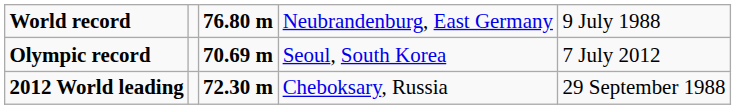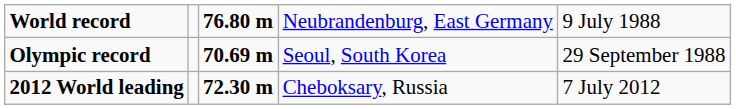(611, 54) 7 July 2012 -> (644, 54) 29 September 1988
(644, 87) 29 September 1988 -> (611, 87) 7 July 2012
